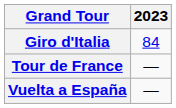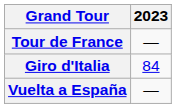rows swapped: (67, 41) <-> (67, 66)
